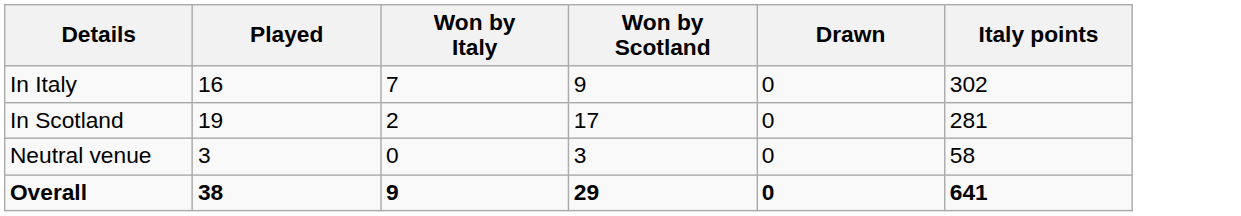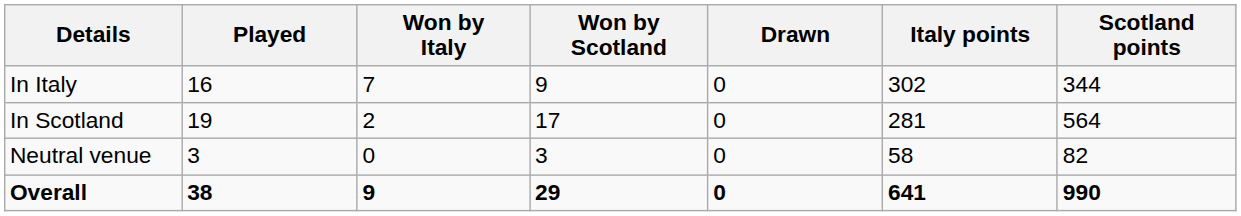+ column: (1147, 35)
